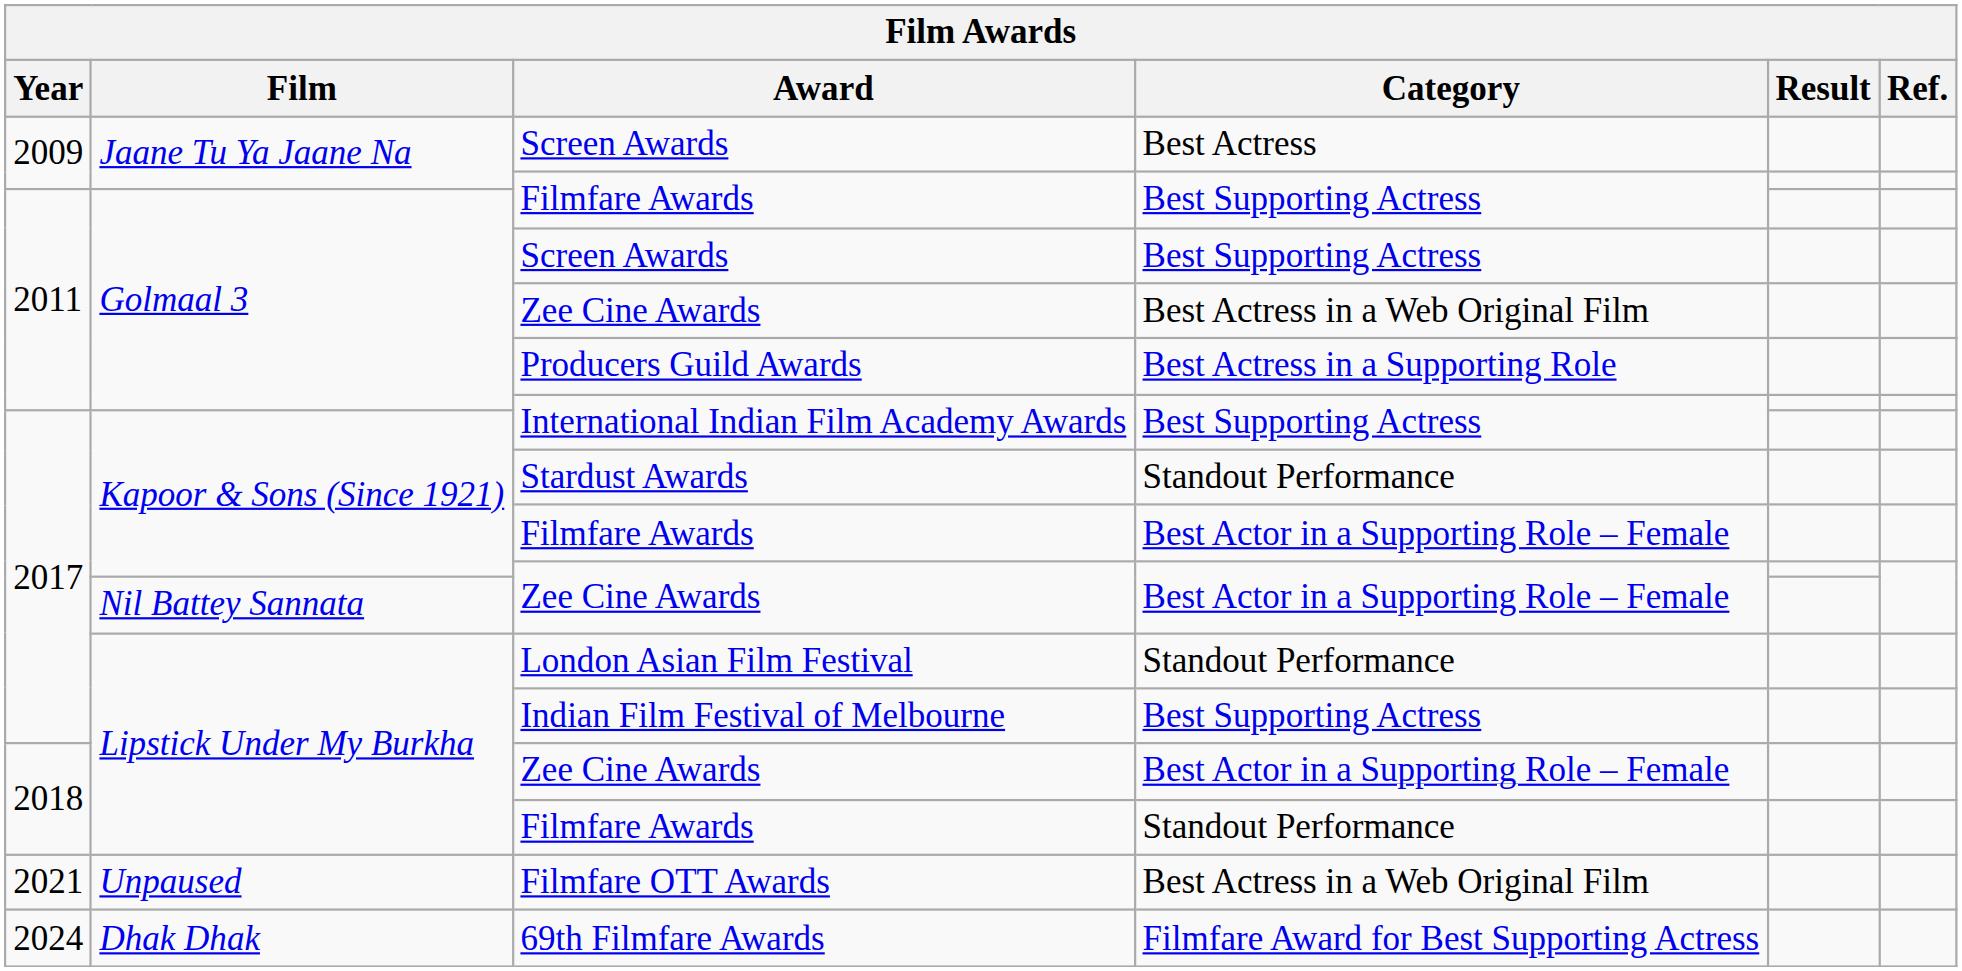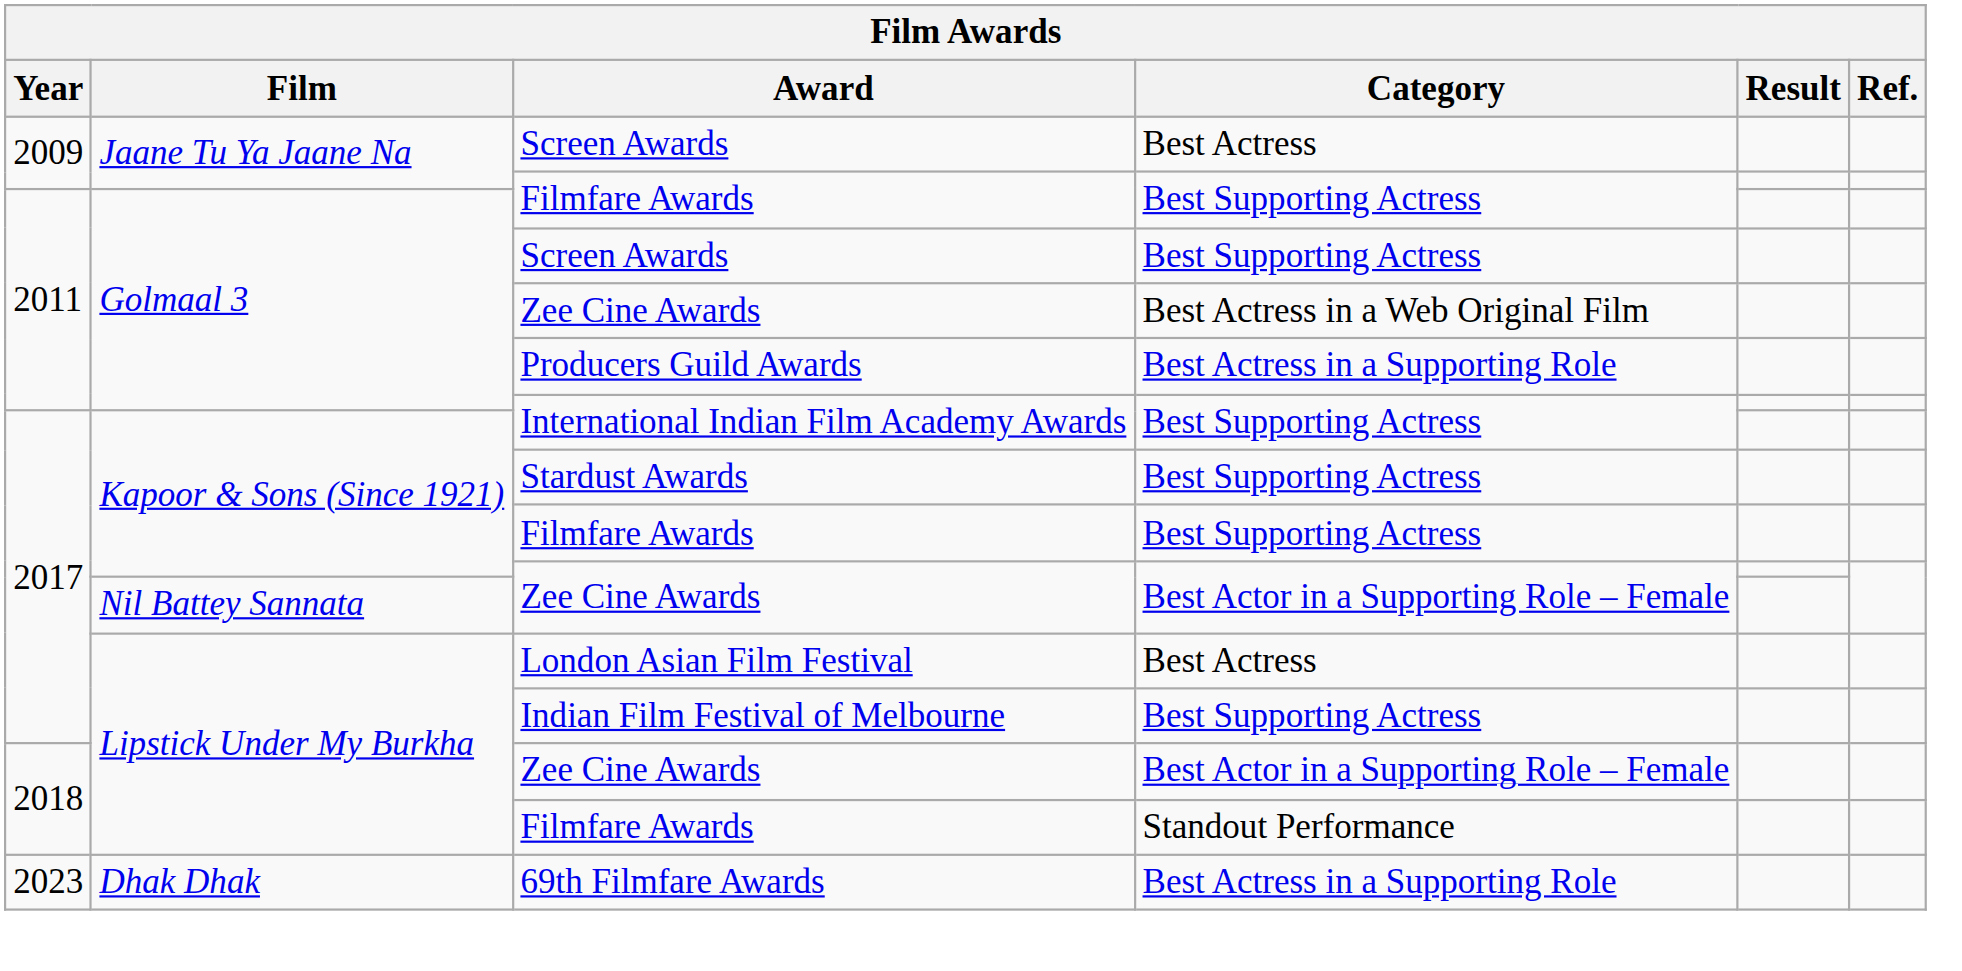(1299, 476) Standout Performance -> (1312, 476) Best Supporting Actress
(1436, 532) Best Actor in a Supporting Role – Female -> (1312, 532) Best Supporting Actress
(1299, 659) Standout Performance -> (1230, 659) Best Actress
- row: (170, 882)
(48, 937) 2024 -> (48, 882) 2023
(1451, 937) Filmfare Award for Best Supporting Actress -> (1380, 882) Best Actress in a Supporting Role
